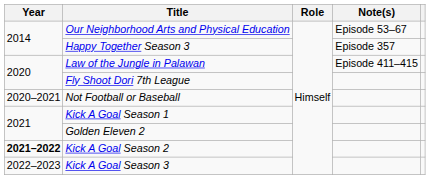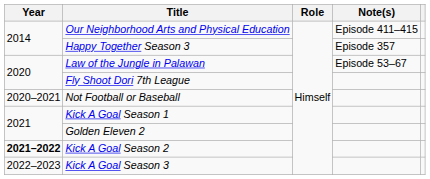(371, 30) Episode 53–67 -> (377, 30) Episode 411–415
(377, 64) Episode 411–415 -> (371, 64) Episode 53–67
